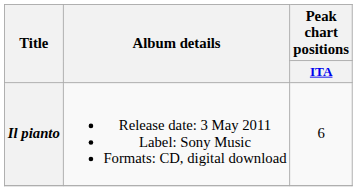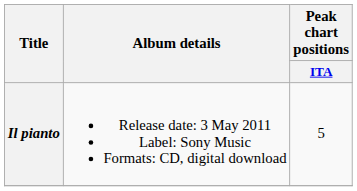(321, 134) 6 -> (321, 134) 5
